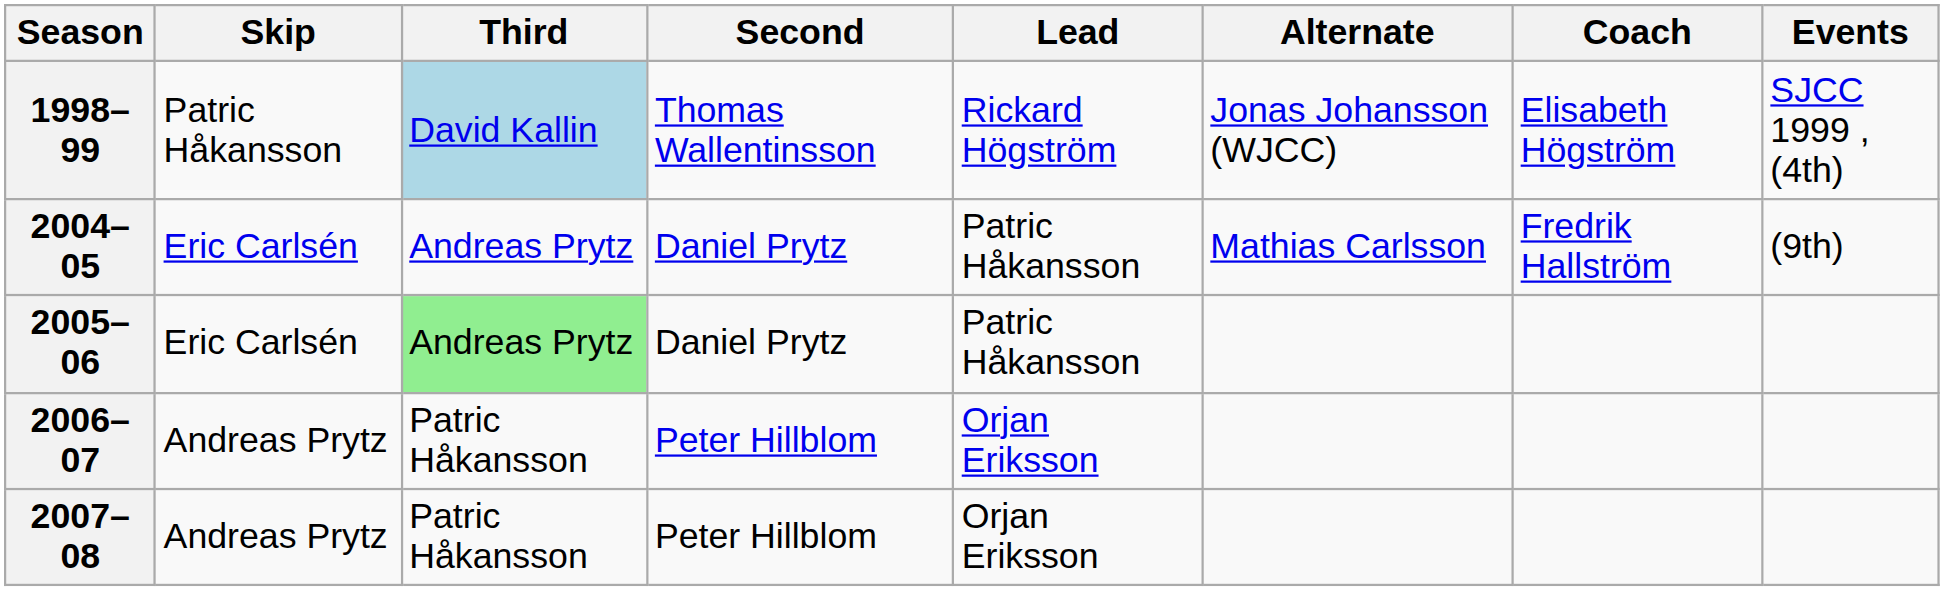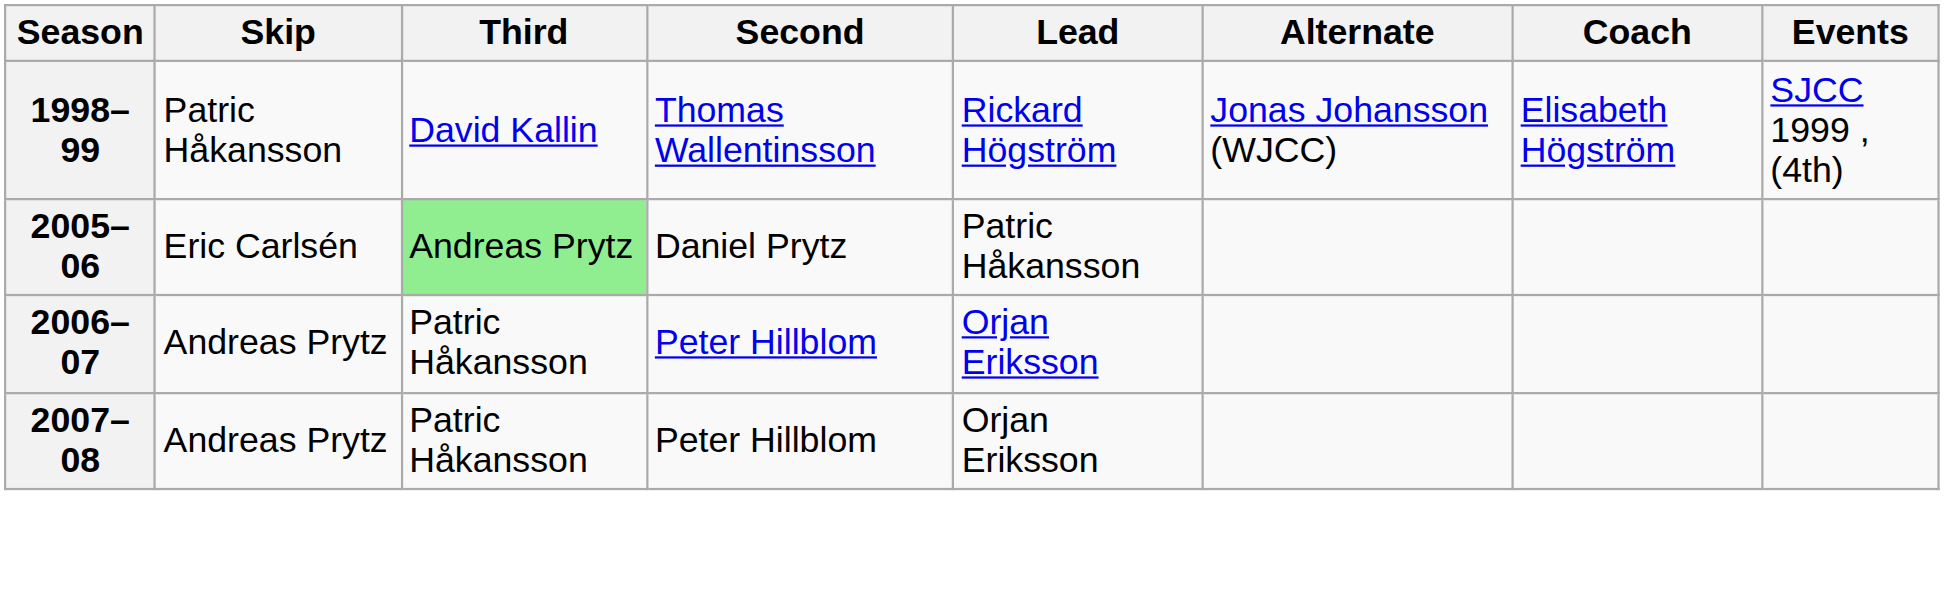(503, 129) lightblue background -> (503, 129) no background
- row: (80, 246)
